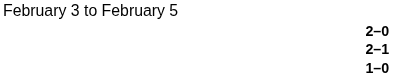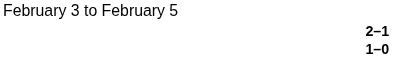- row: (377, 31)
